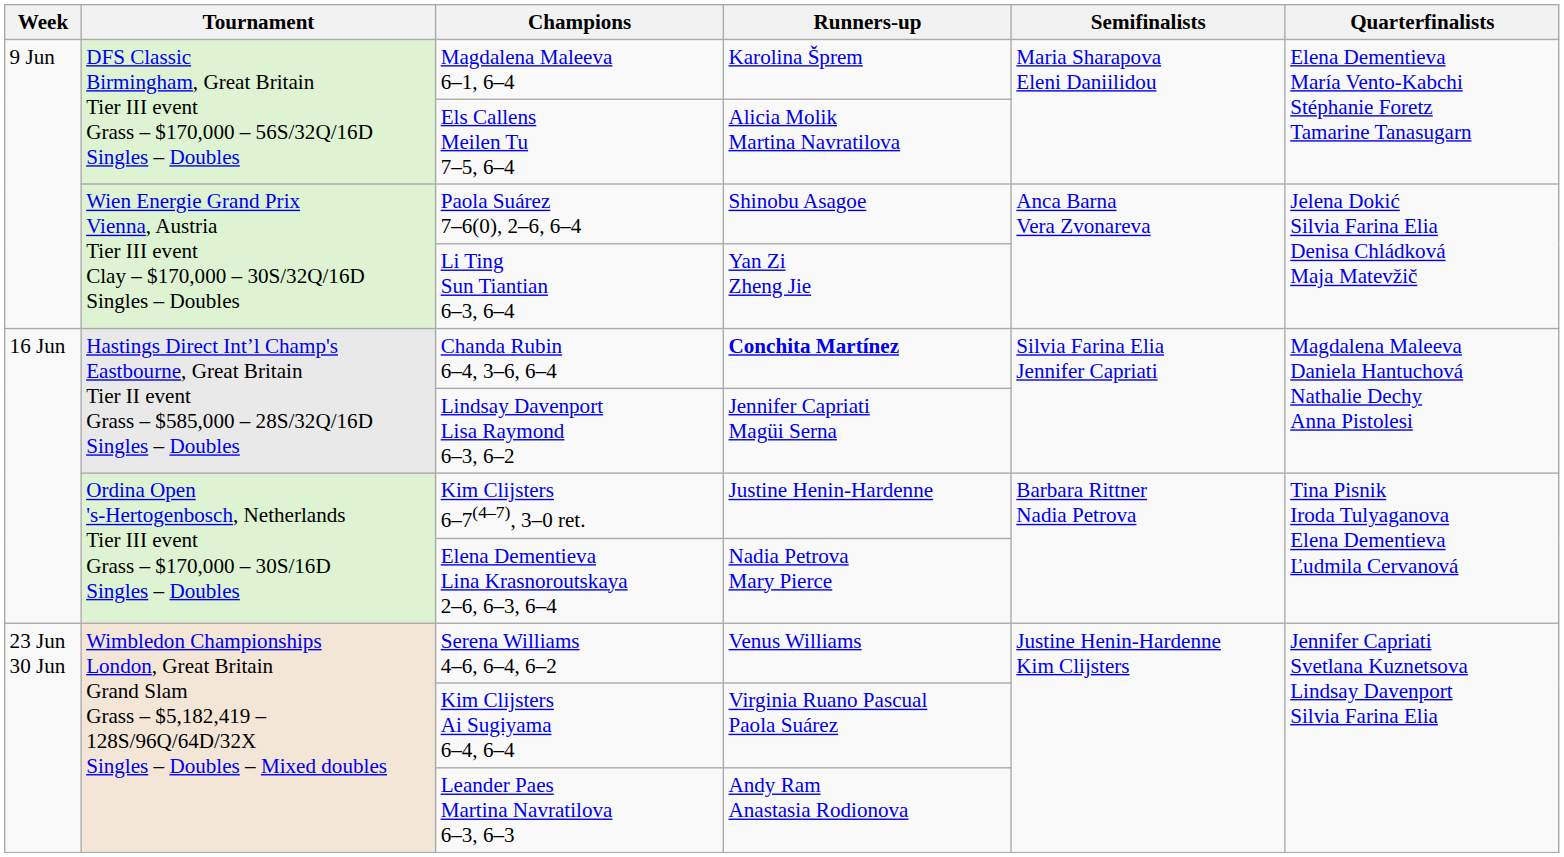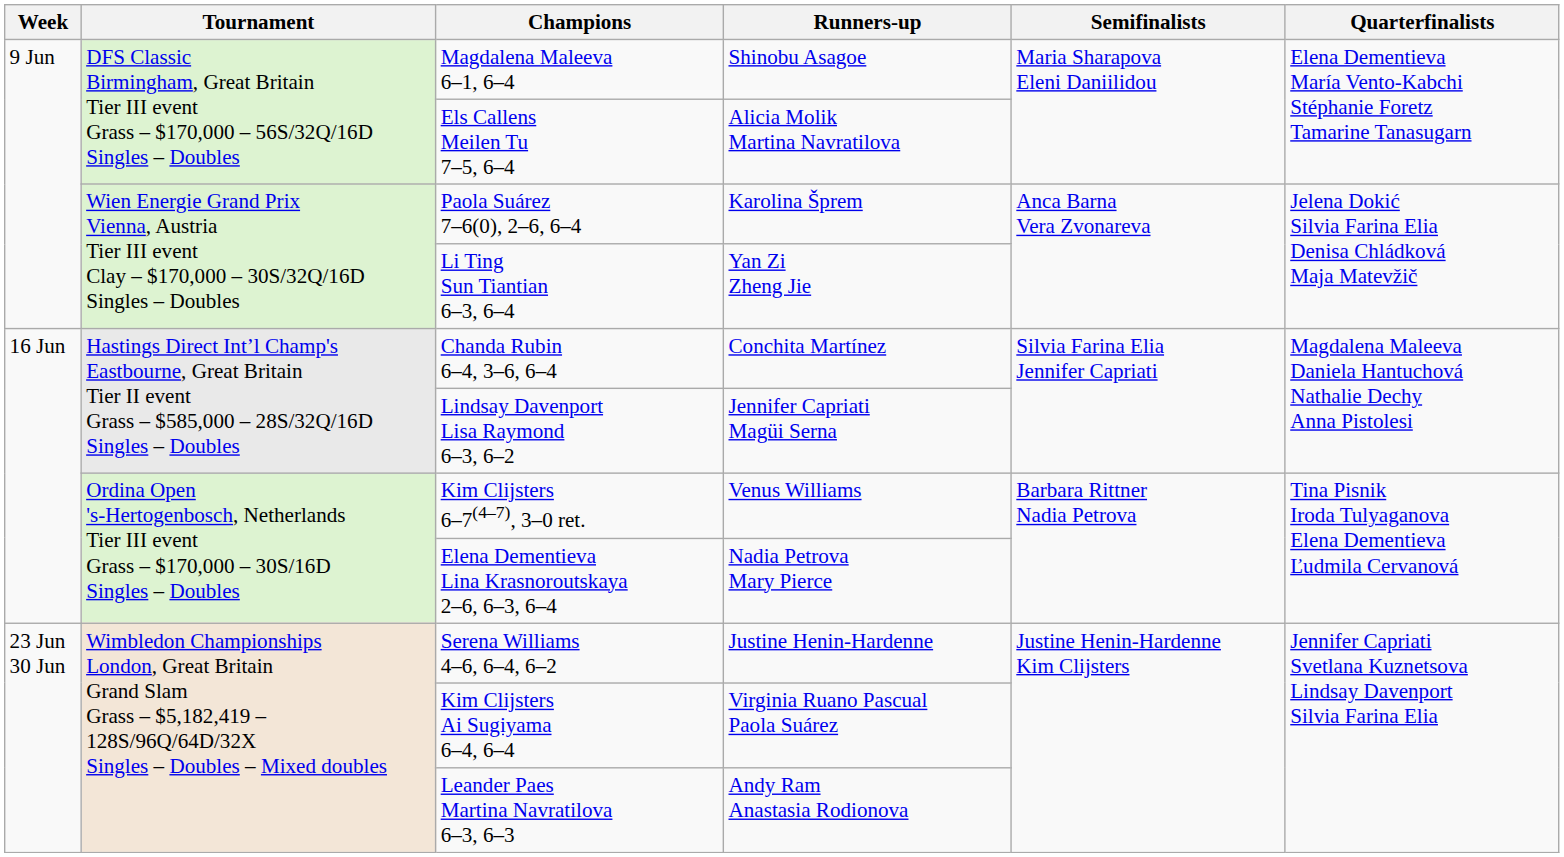(796, 56) Karolina Šprem -> (797, 56) Shinobu Asagoe
(797, 201) Shinobu Asagoe -> (796, 201) Karolina Šprem
(814, 346) bold -> (807, 346) normal
(831, 491) Justine Henin-Hardenne -> (795, 491) Venus Williams
(795, 640) Venus Williams -> (831, 640) Justine Henin-Hardenne
